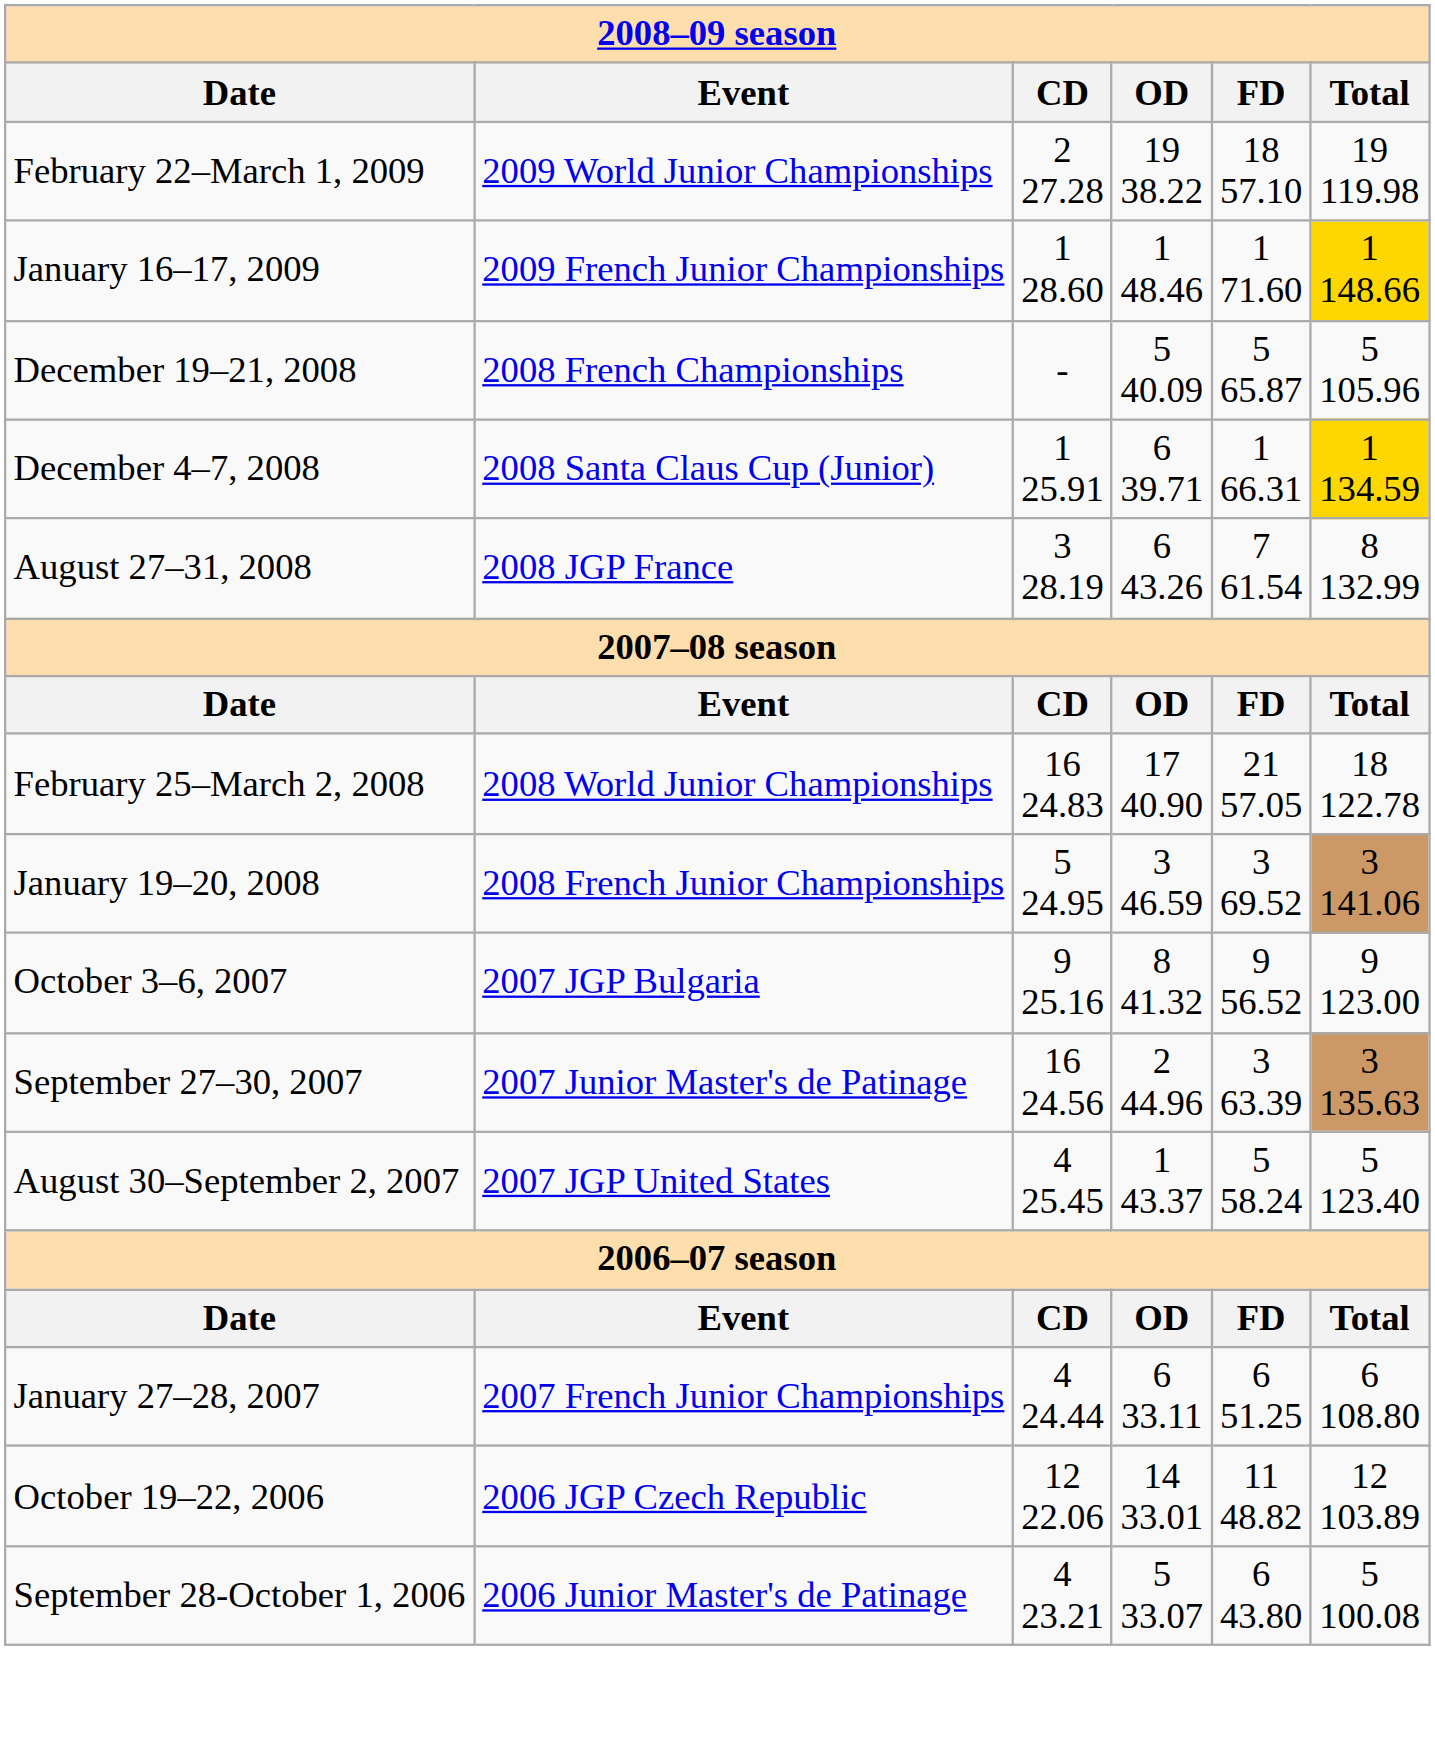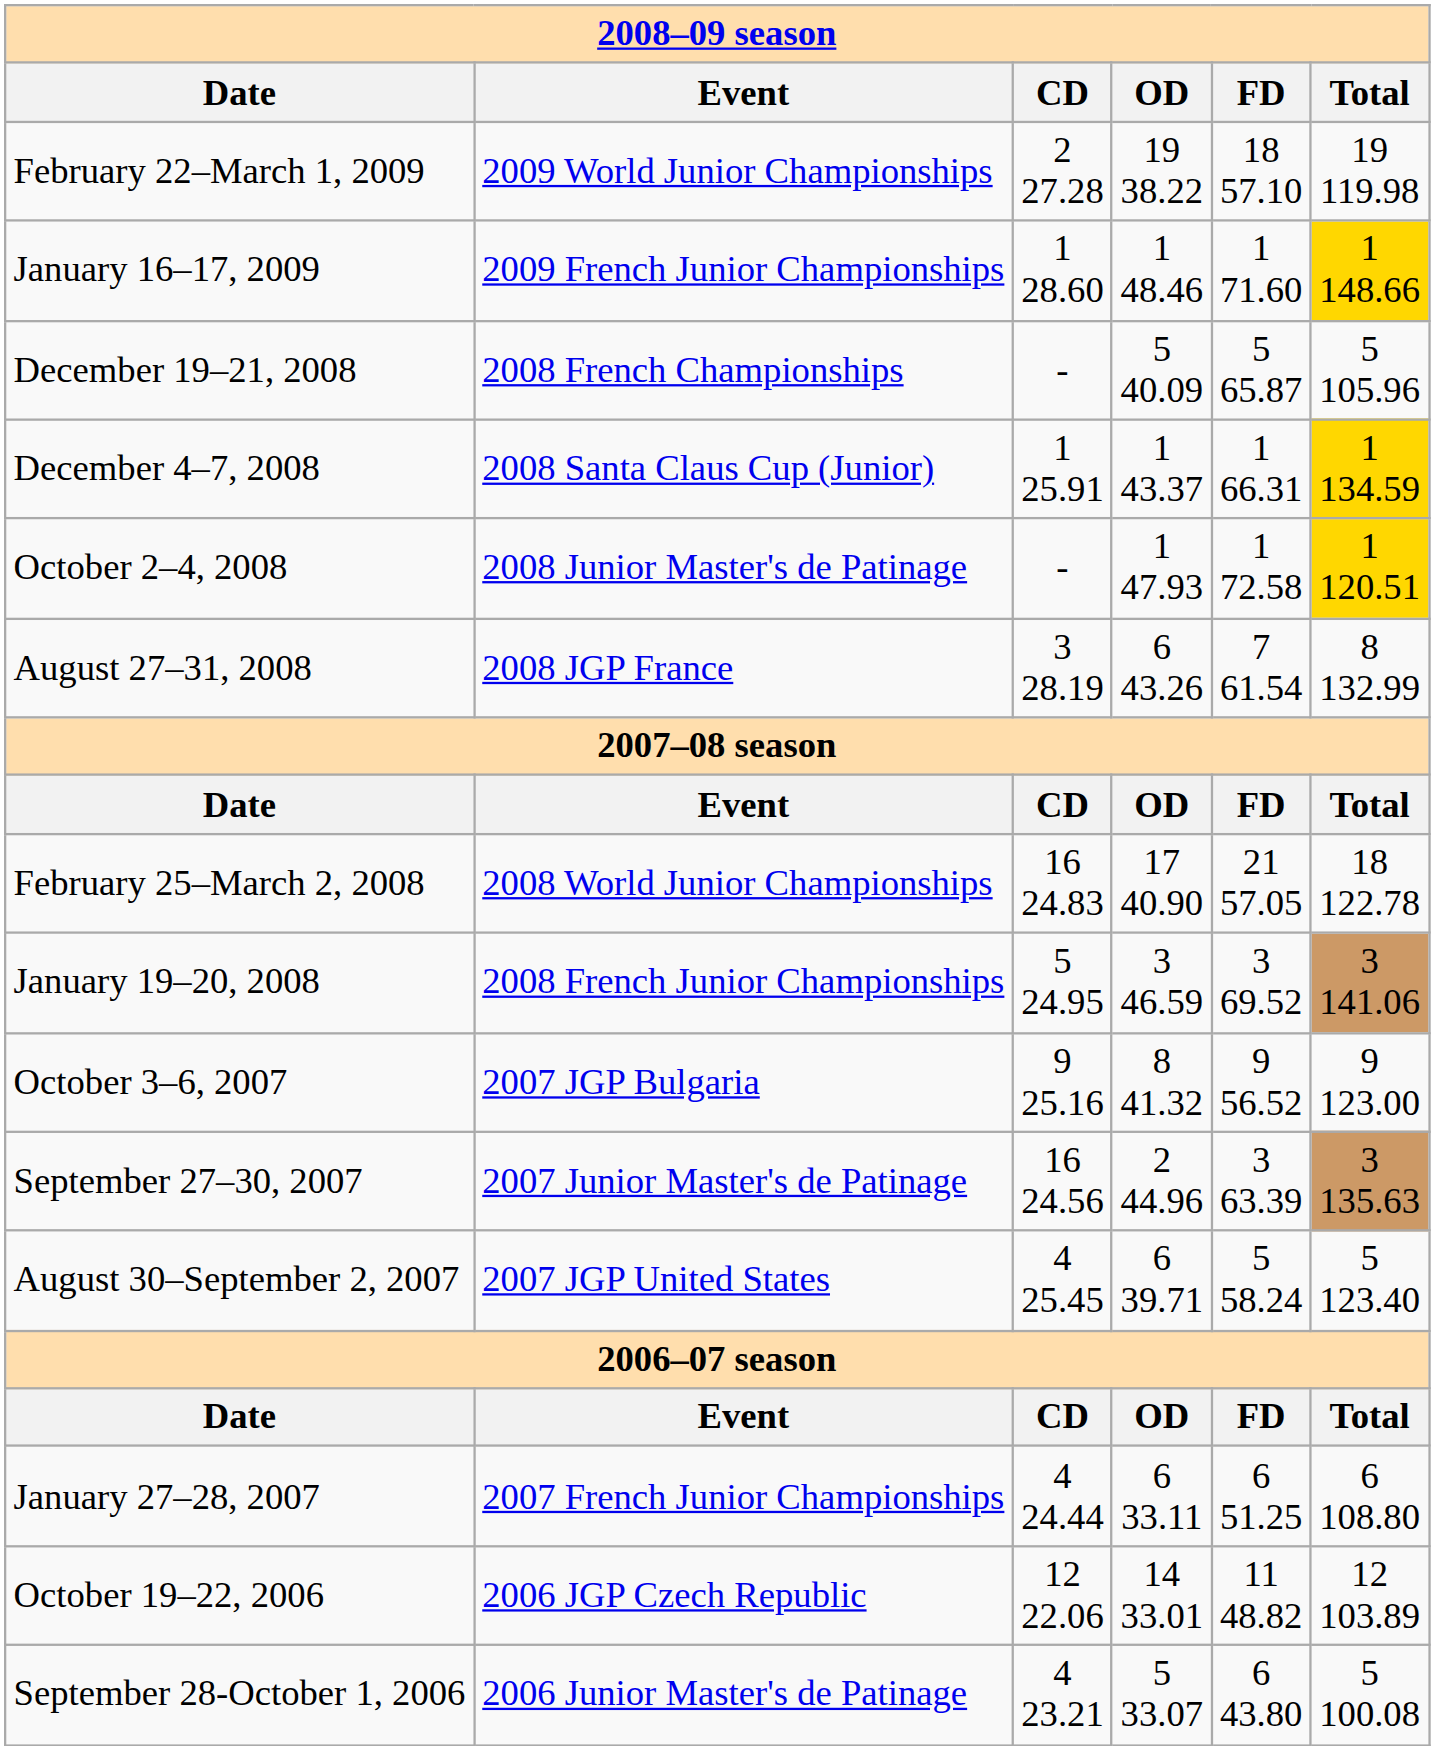(1162, 468) 6 39.71 -> (1162, 468) 1 43.37
+ row: (150, 567)
(1162, 1180) 1 43.37 -> (1162, 1279) 6 39.71
